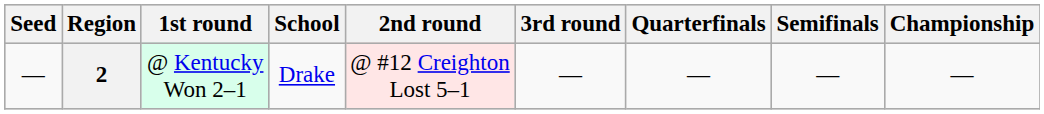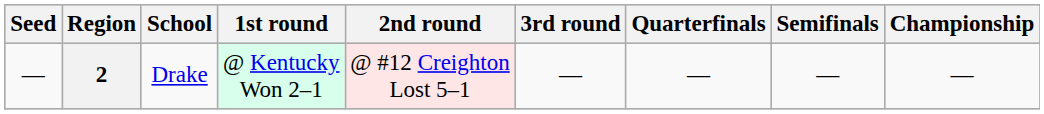columns swapped: (307, 23) <-> (205, 23)
